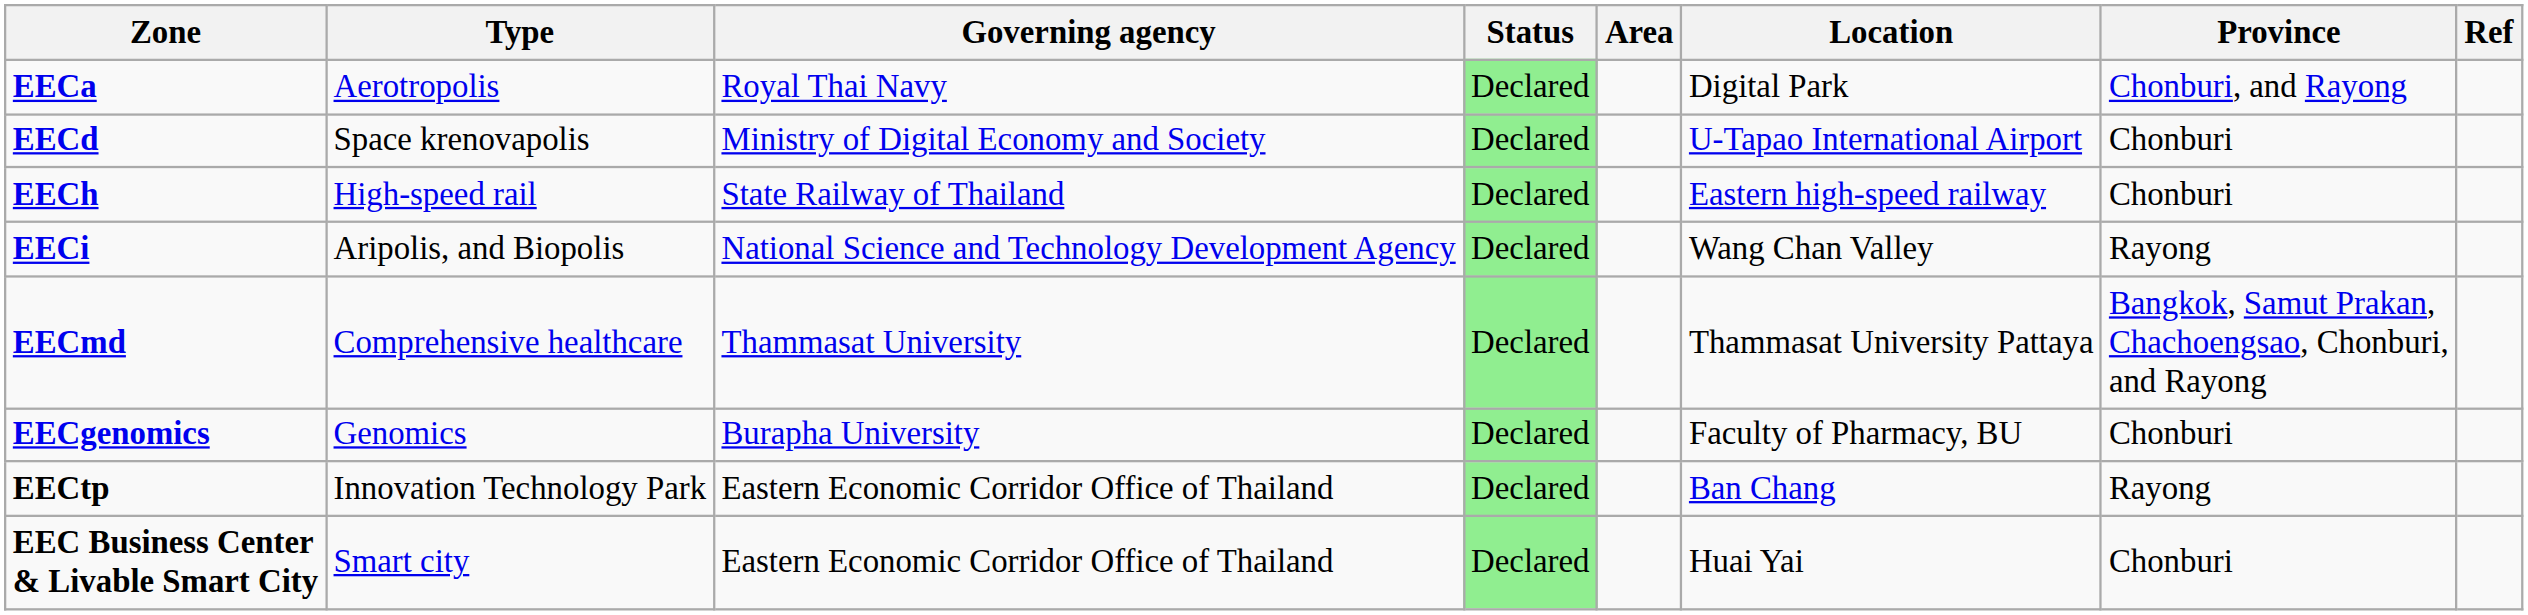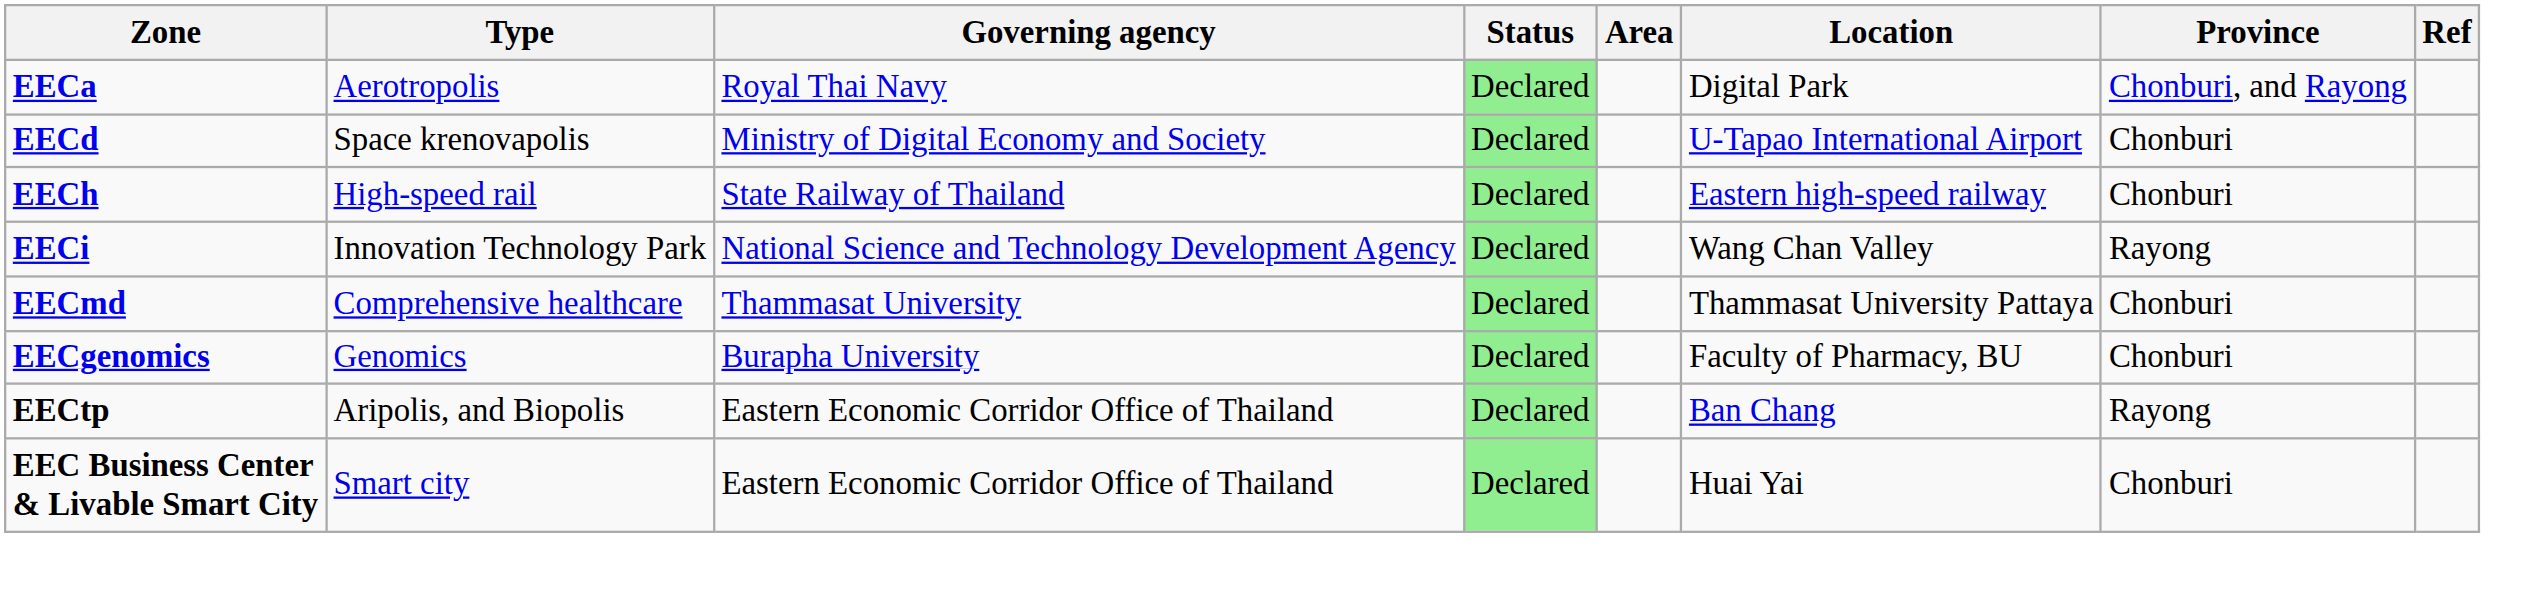(479, 248) Aripolis, and Biopolis -> (520, 248) Innovation Technology Park
(2279, 341) Bangkok, Samut Prakan, Chachoengsao, Chonburi, and Rayong -> (2171, 302) Chonburi
(520, 488) Innovation Technology Park -> (479, 411) Aripolis, and Biopolis
